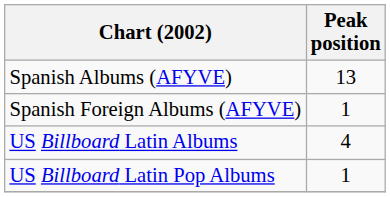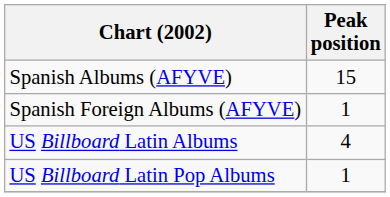(346, 76) 13 -> (346, 76) 15
